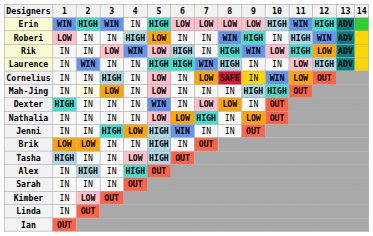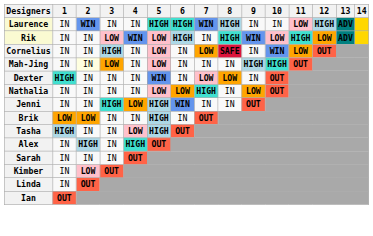- row: (28, 24)
- row: (28, 38)
rows swapped: (28, 64) <-> (28, 51)
(253, 78) gold background -> (253, 51) no background
